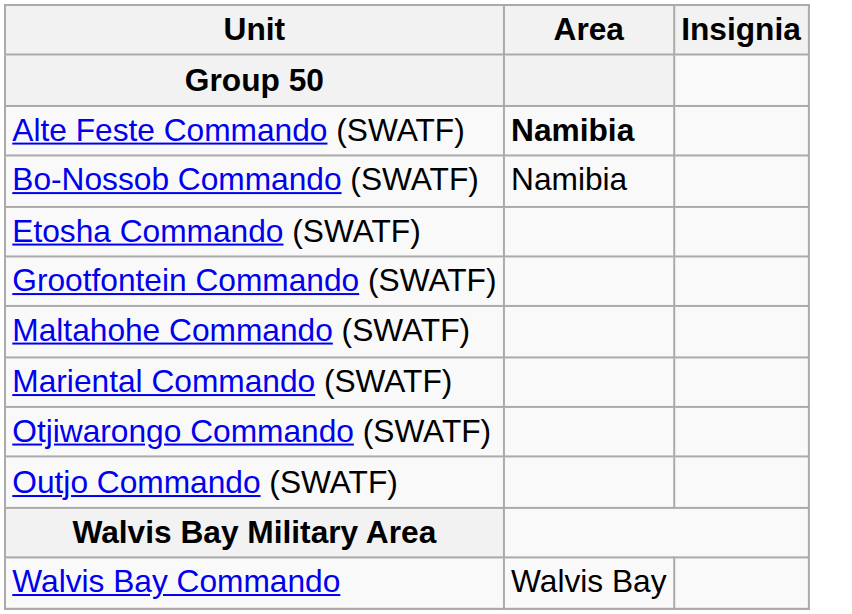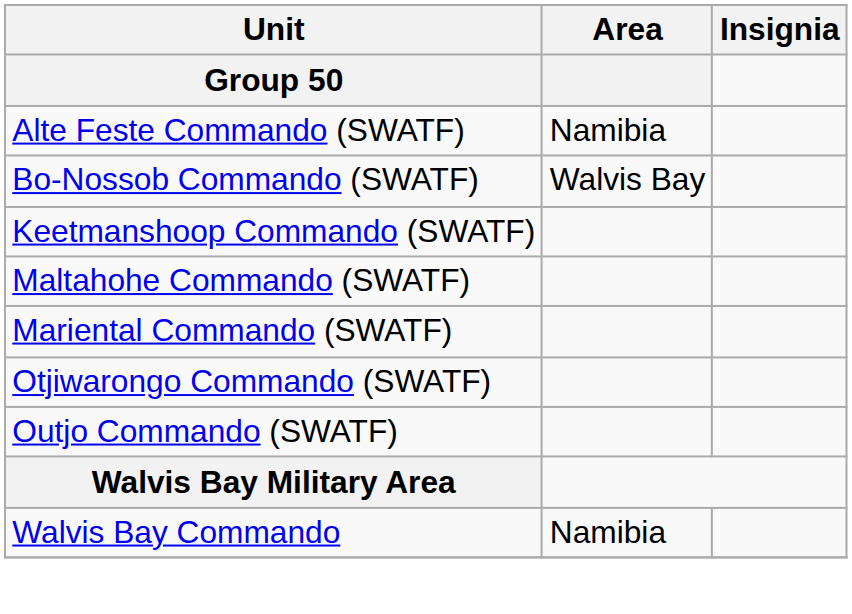(573, 130) bold -> (608, 130) normal
(569, 180) Namibia -> (628, 180) Walvis Bay
- row: (217, 230)
- row: (254, 280)
+ row: (274, 230)
(589, 582) Walvis Bay -> (608, 532) Namibia
